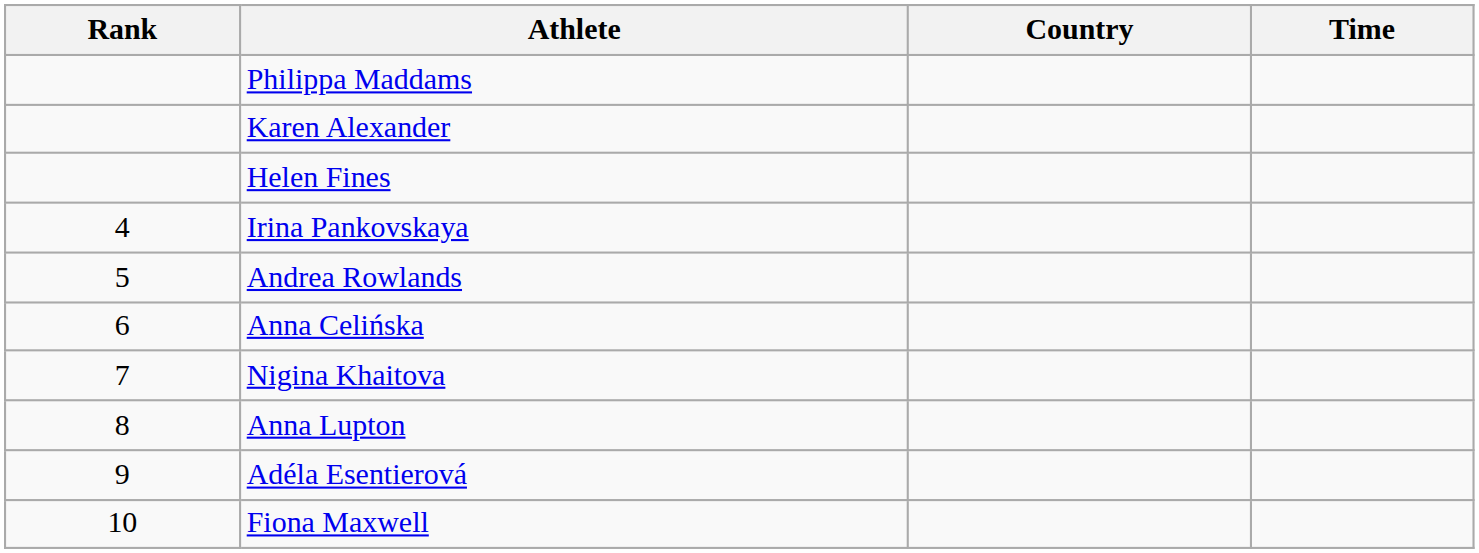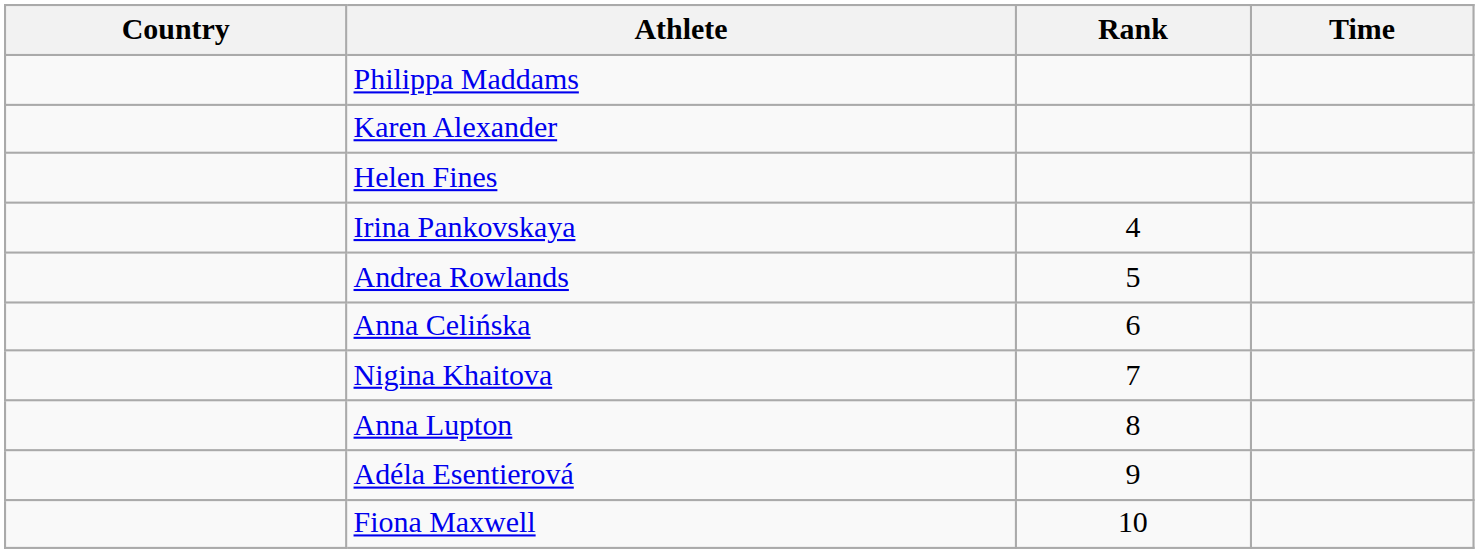columns swapped: (122, 29) <-> (1079, 29)
